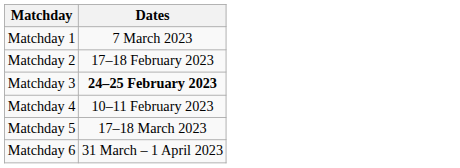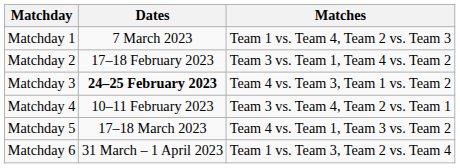+ column: (340, 15)
